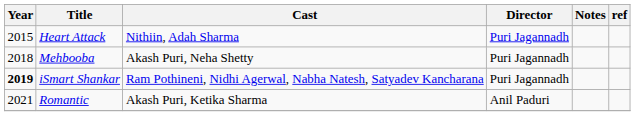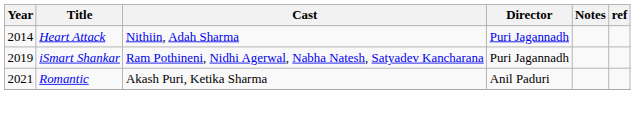(20, 36) 2015 -> (20, 36) 2014
- row: (67, 57)
(20, 79) bold -> (20, 57) normal
